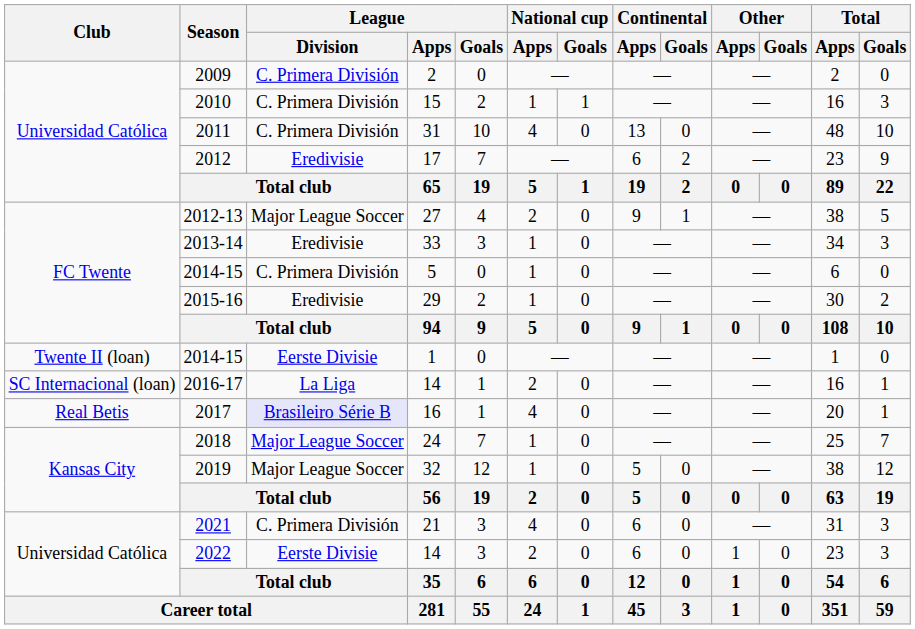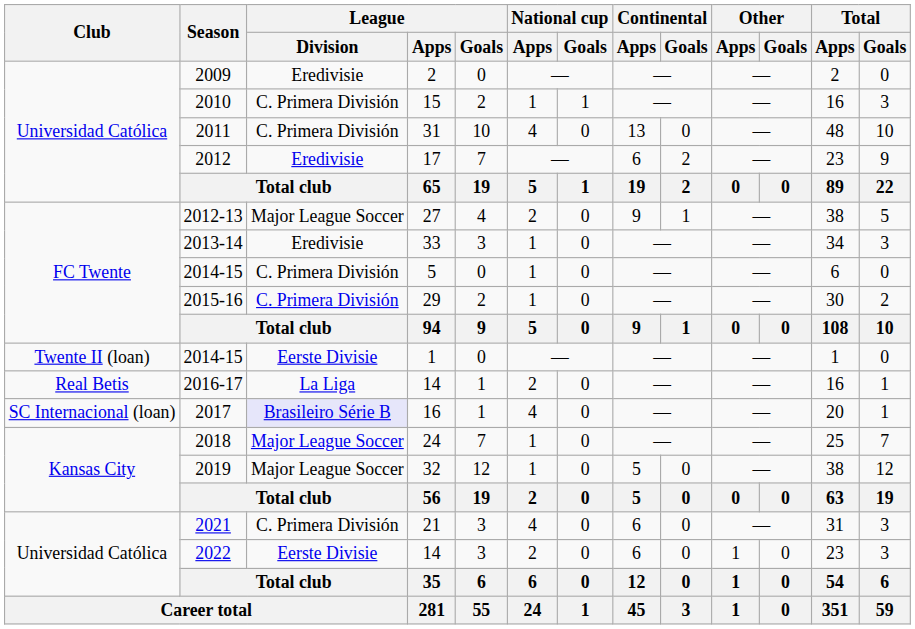(327, 74) C. Primera División -> (327, 74) Eredivisie
(327, 300) Eredivisie -> (327, 300) C. Primera División
(92, 384) SC Internacional (loan) -> (92, 384) Real Betis
(92, 412) Real Betis -> (92, 412) SC Internacional (loan)
